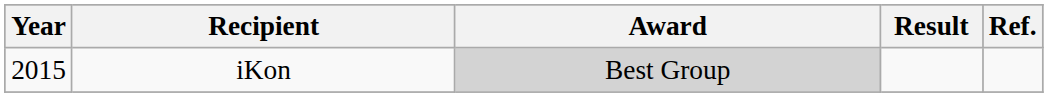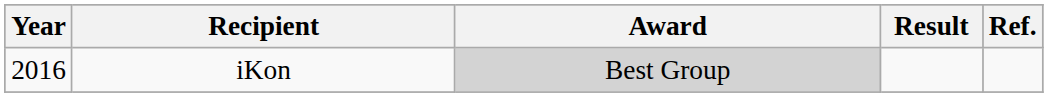(39, 69) 2015 -> (39, 69) 2016
